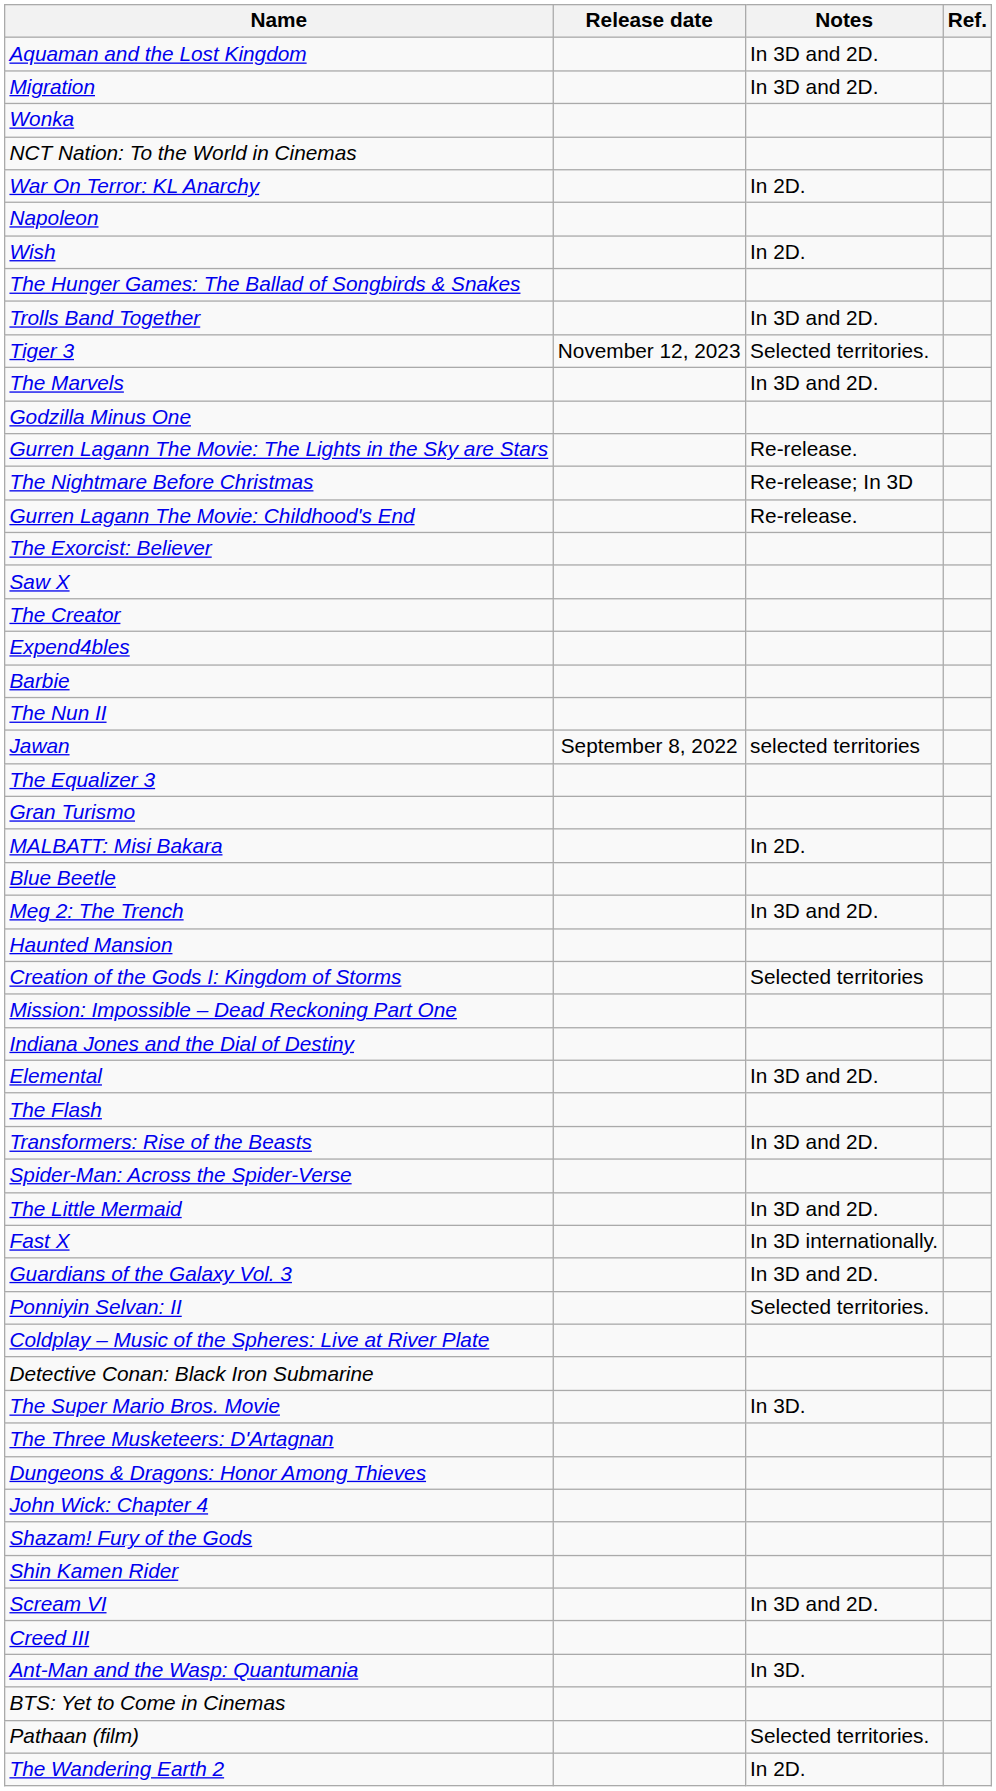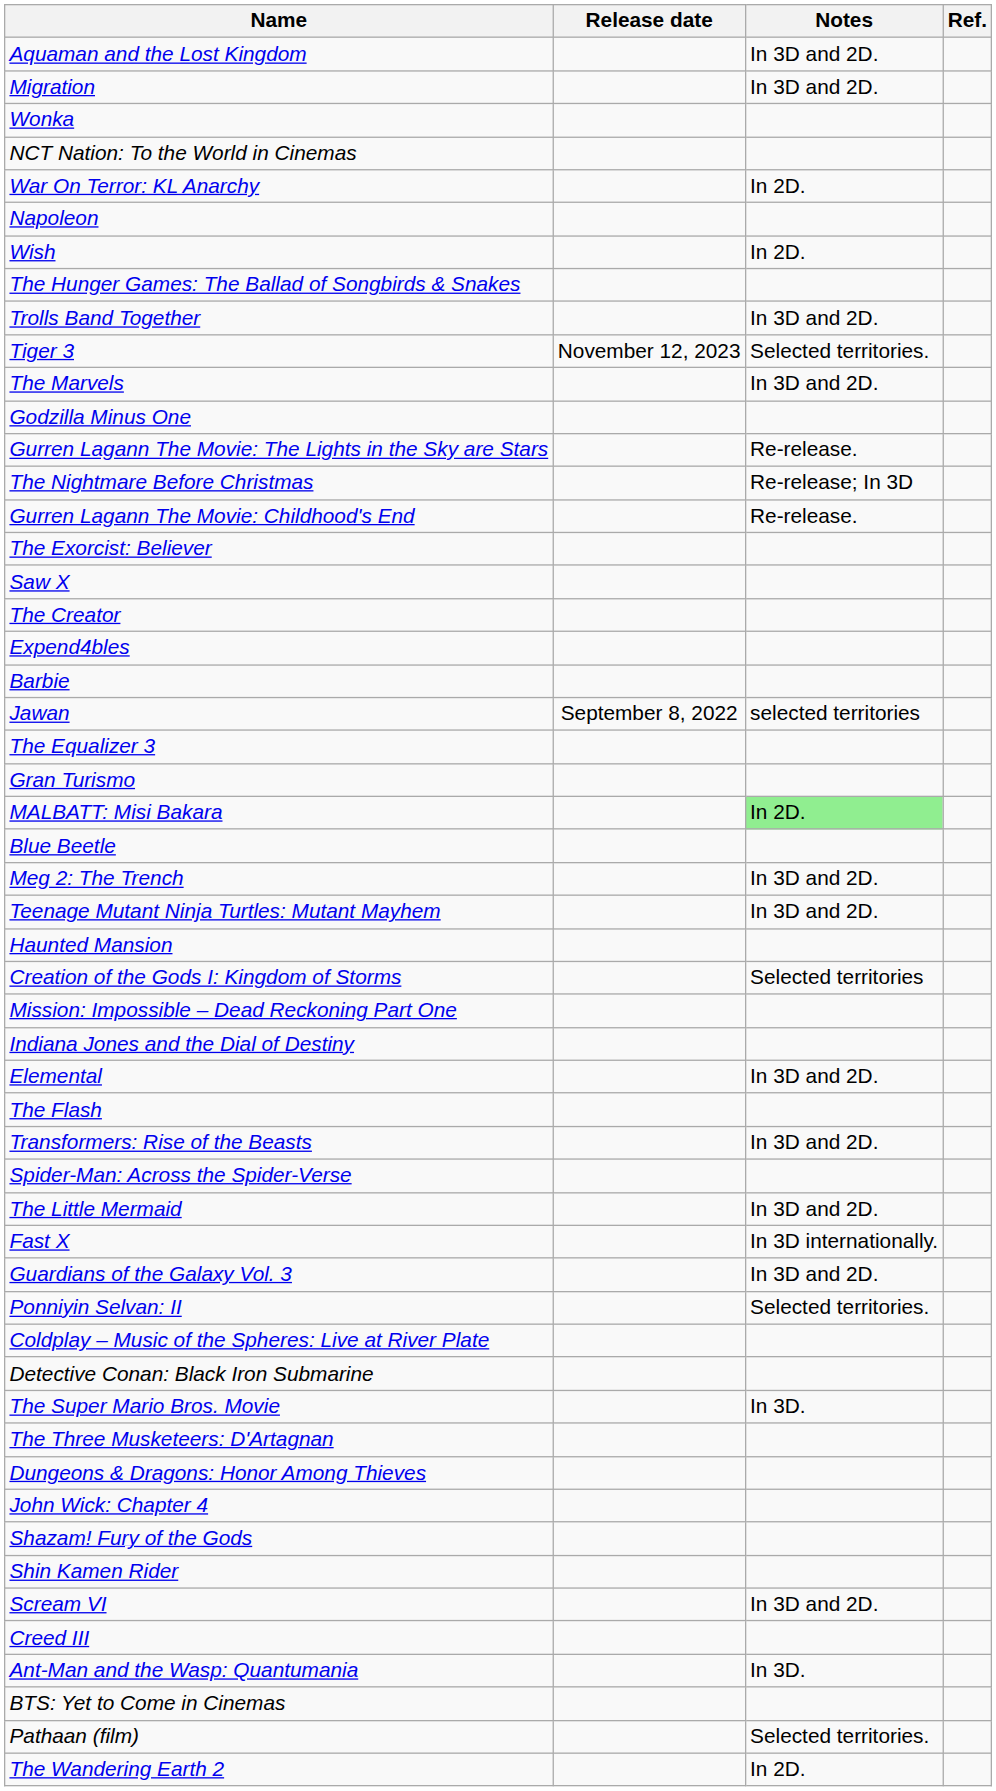- row: (58, 713)
(778, 845) no background -> (778, 812) lightgreen background
+ row: (225, 911)
